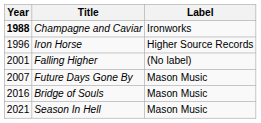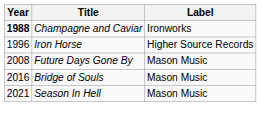- row: (66, 61)
(18, 77) 2007 -> (18, 61) 2008
